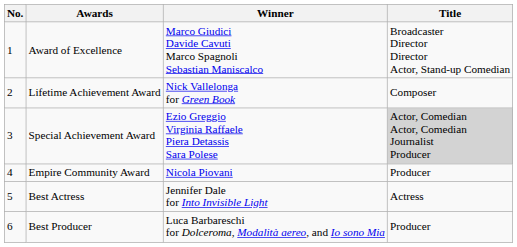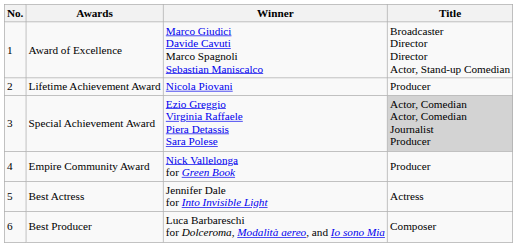(202, 93) Nick Vallelonga for Green Book -> (199, 86) Nicola Piovani
(413, 93) Composer -> (410, 86) Producer
(199, 172) Nicola Piovani -> (202, 166) Nick Vallelonga for Green Book
(410, 227) Producer -> (413, 227) Composer
